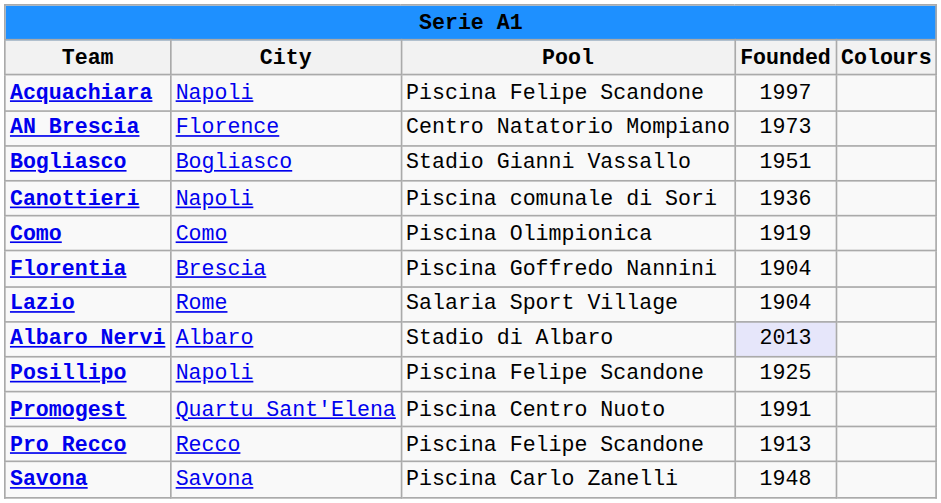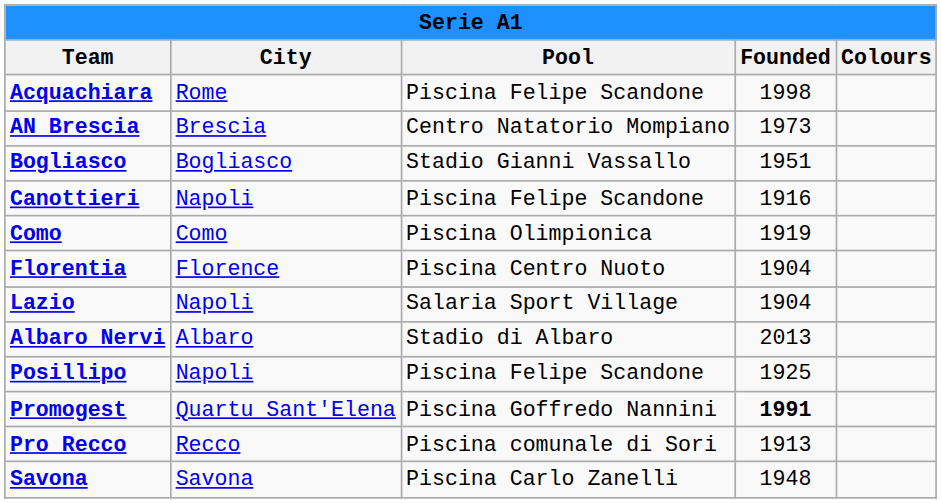(215, 93) Napoli -> (202, 93) Rome
(785, 93) 1997 -> (785, 93) 1998
(227, 128) Florence -> (221, 128) Brescia
(561, 198) Piscina comunale di Sori -> (555, 198) Piscina Felipe Scandone
(785, 198) 1936 -> (785, 198) 1916
(221, 269) Brescia -> (227, 269) Florence
(561, 269) Piscina Goffredo Nannini -> (536, 269) Piscina Centro Nuoto
(202, 304) Rome -> (215, 304) Napoli
(785, 339) lavender background -> (785, 339) no background
(536, 409) Piscina Centro Nuoto -> (561, 409) Piscina Goffredo Nannini
(785, 409) normal -> (785, 409) bold
(555, 444) Piscina Felipe Scandone -> (561, 444) Piscina comunale di Sori
